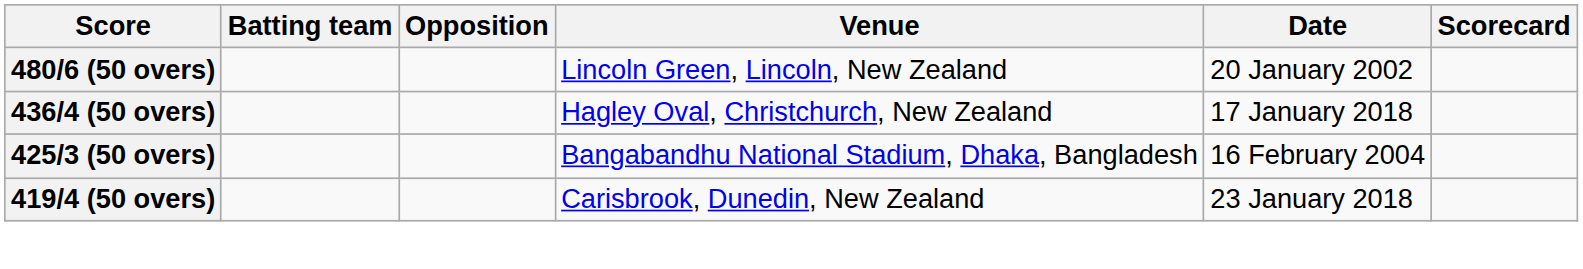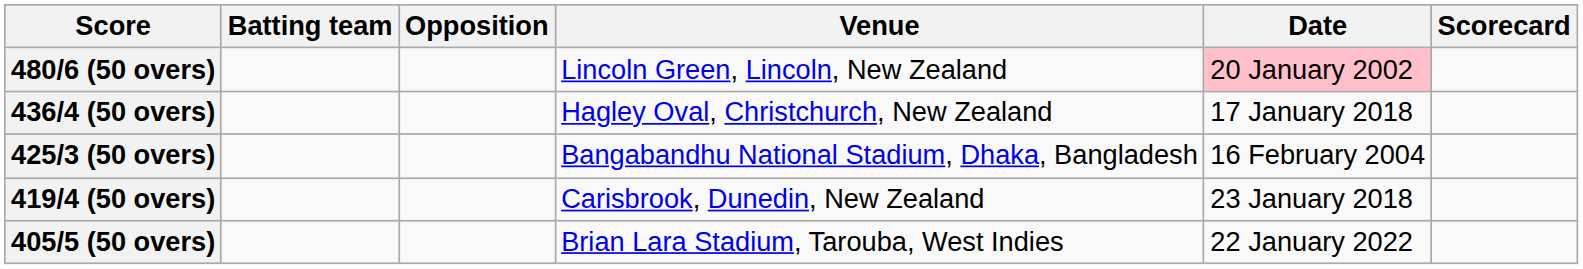(1312, 69) no background -> (1312, 69) pink background
+ row: (113, 241)
